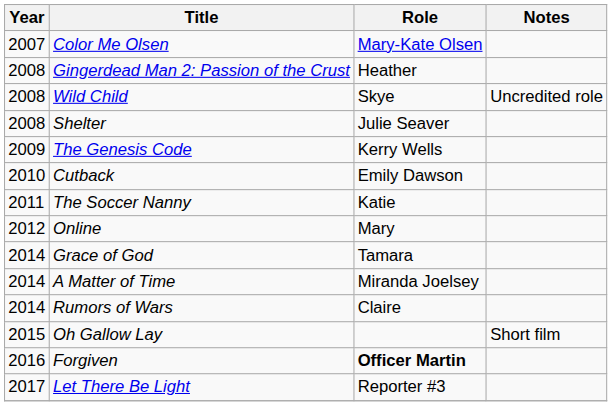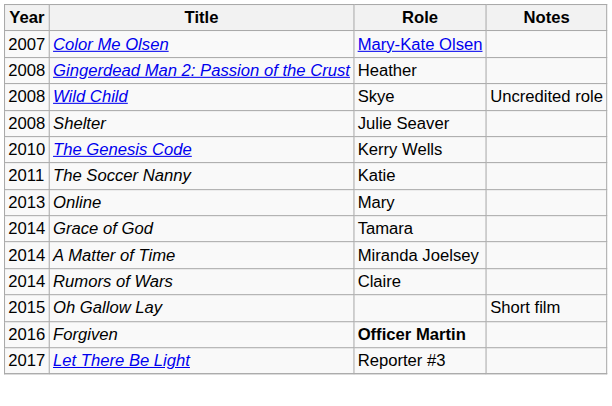(27, 149) 2009 -> (27, 149) 2010
- row: (84, 176)
(27, 228) 2012 -> (27, 202) 2013
